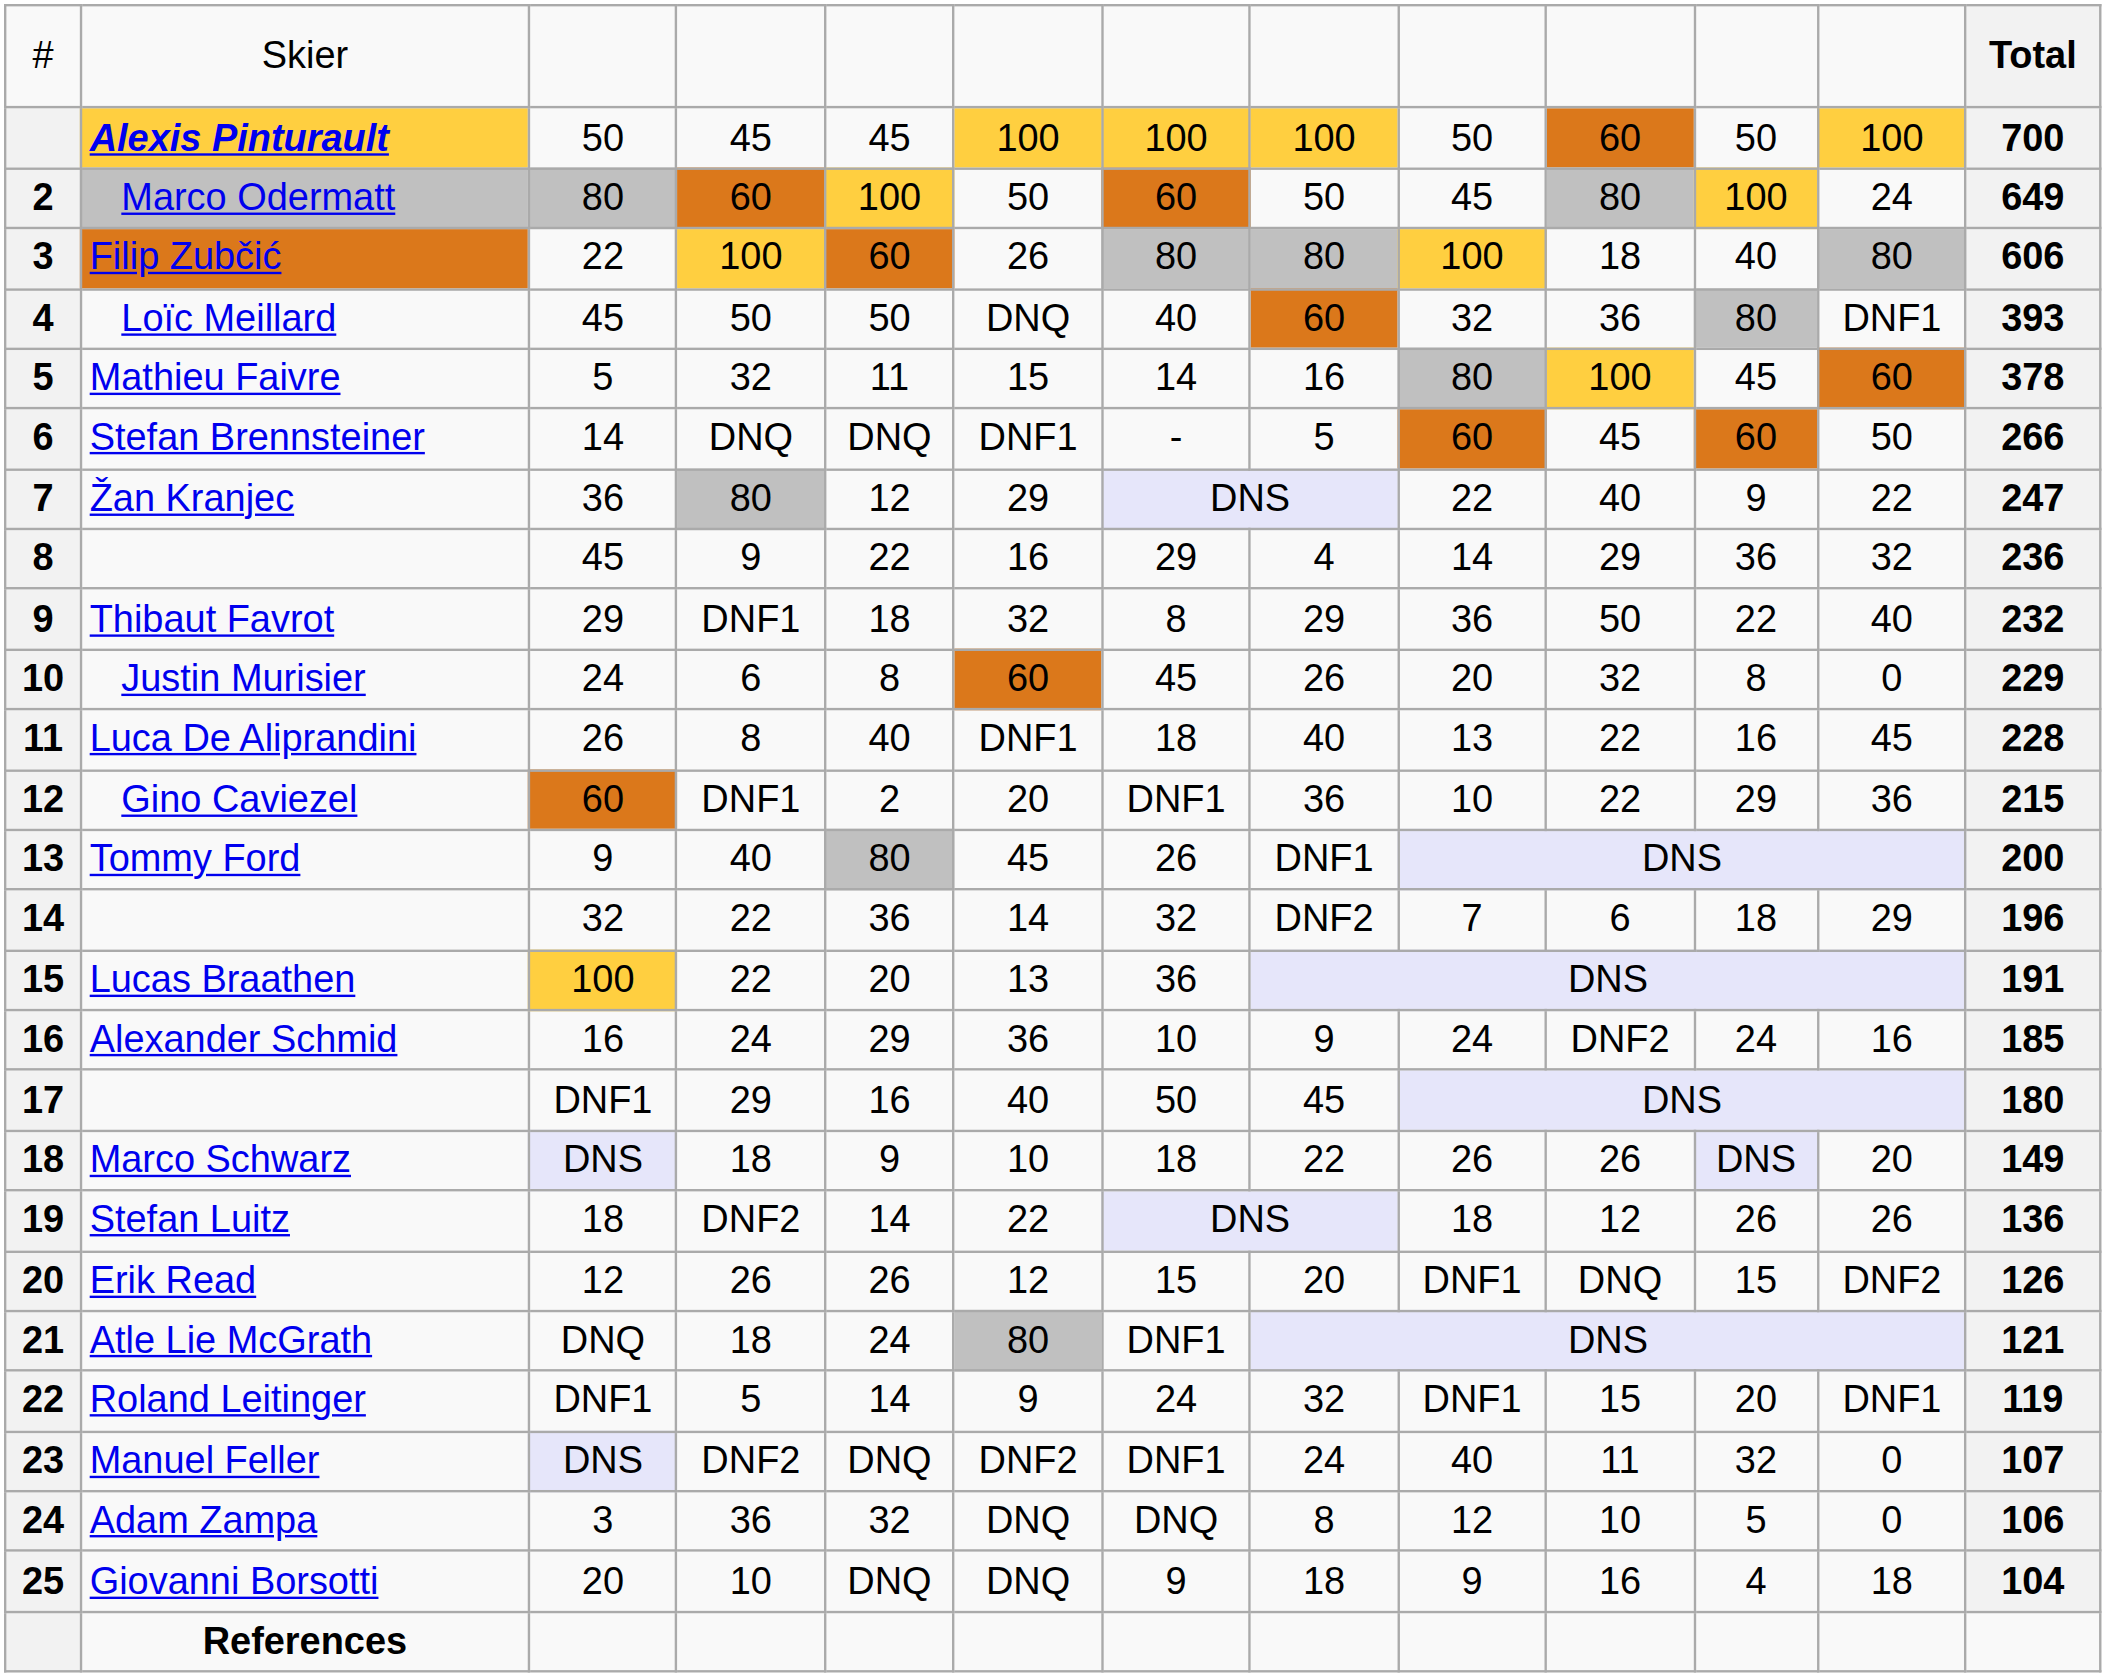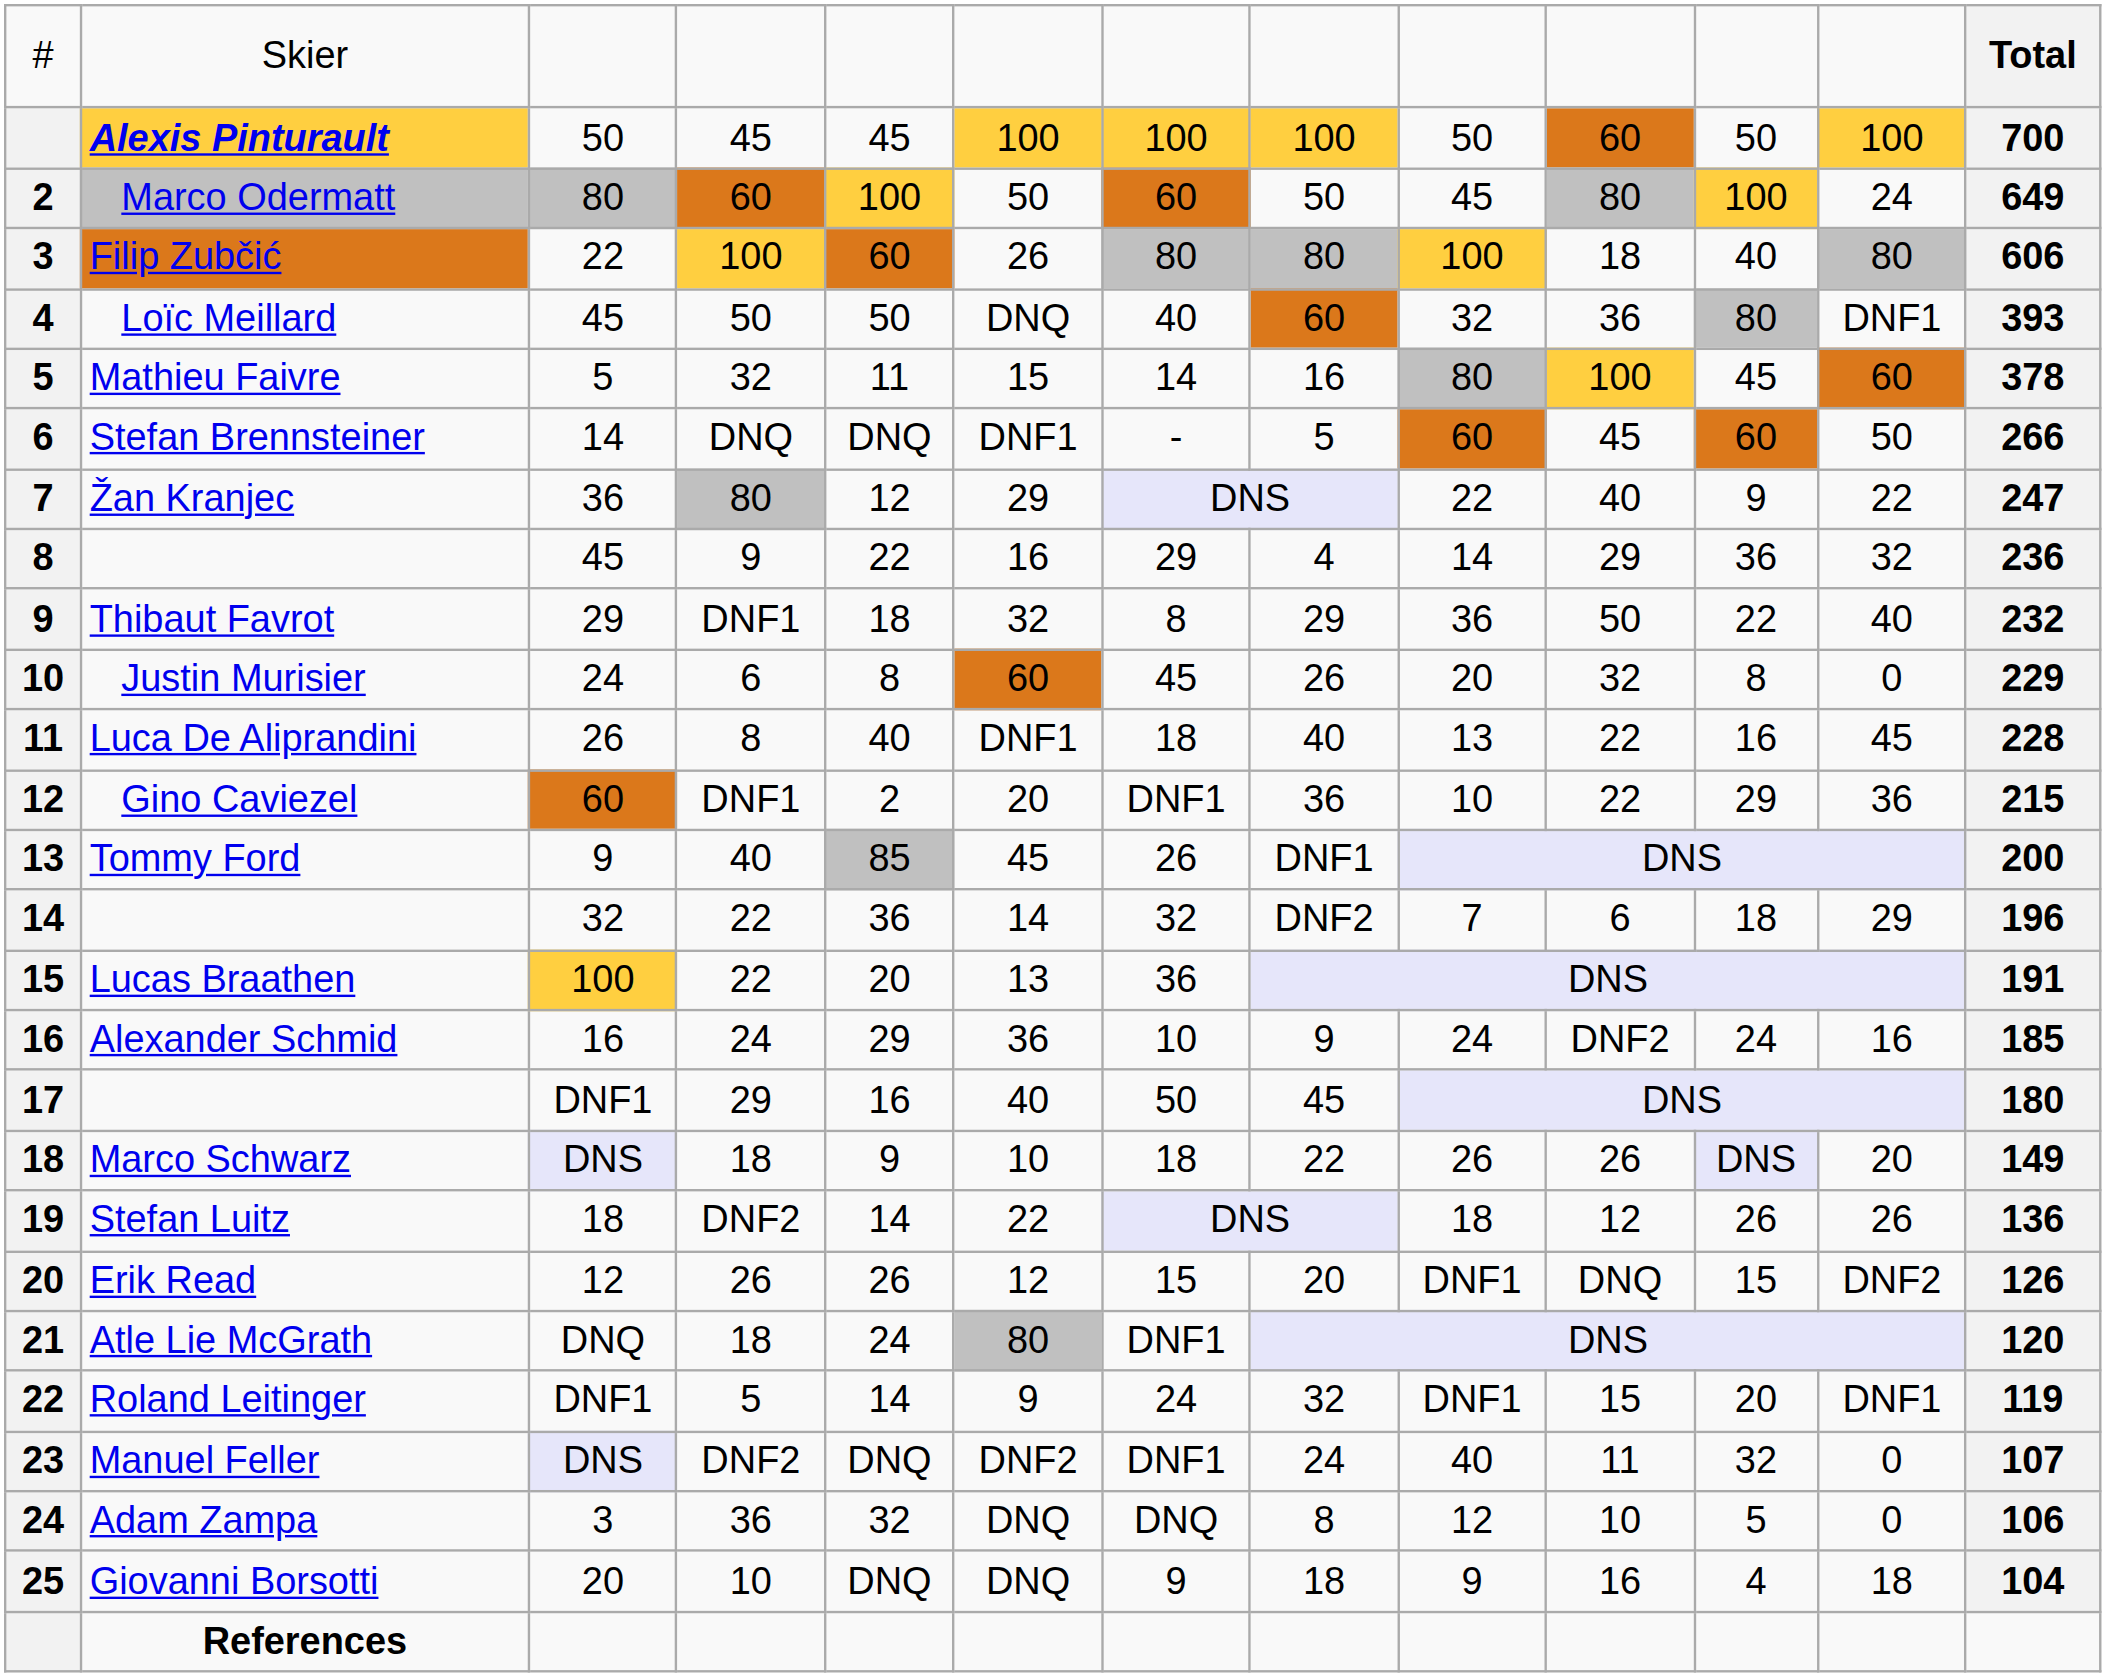(889, 859) 80 -> (889, 859) 85
(2033, 1340) 121 -> (2033, 1340) 120
